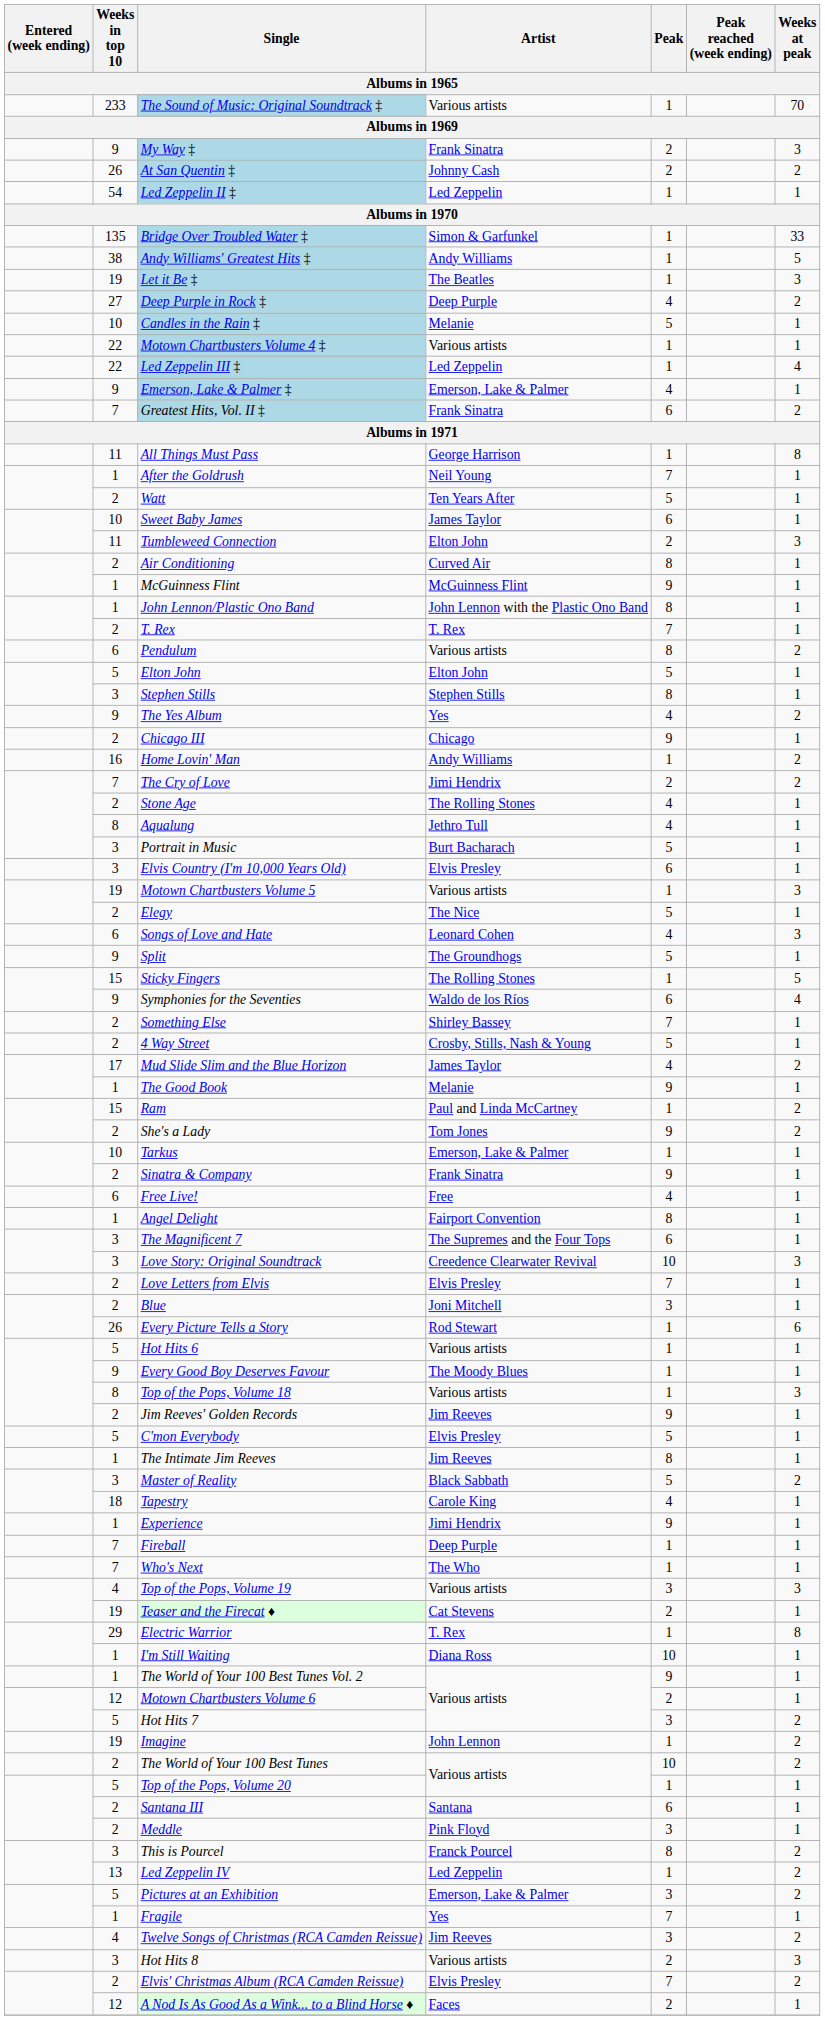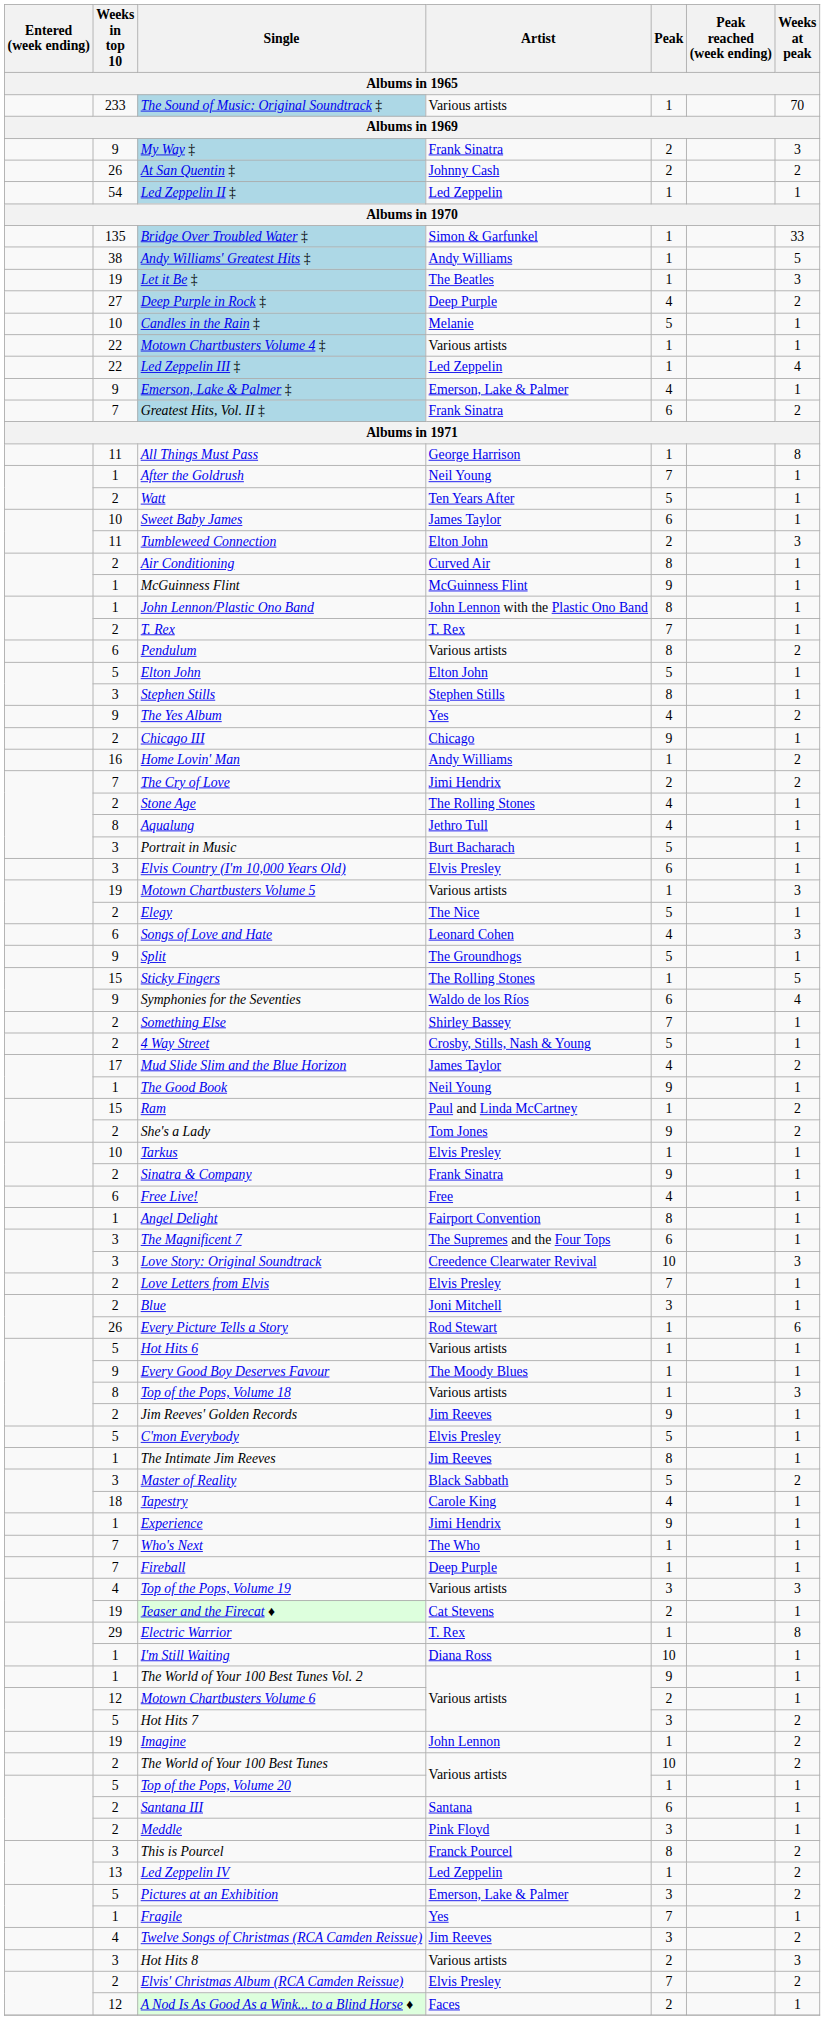(451, 1087) Melanie -> (460, 1087) Neil Young
(499, 1152) Emerson, Lake & Palmer -> (465, 1152) Elvis Presley
rows swapped: (172, 1567) <-> (163, 1545)
